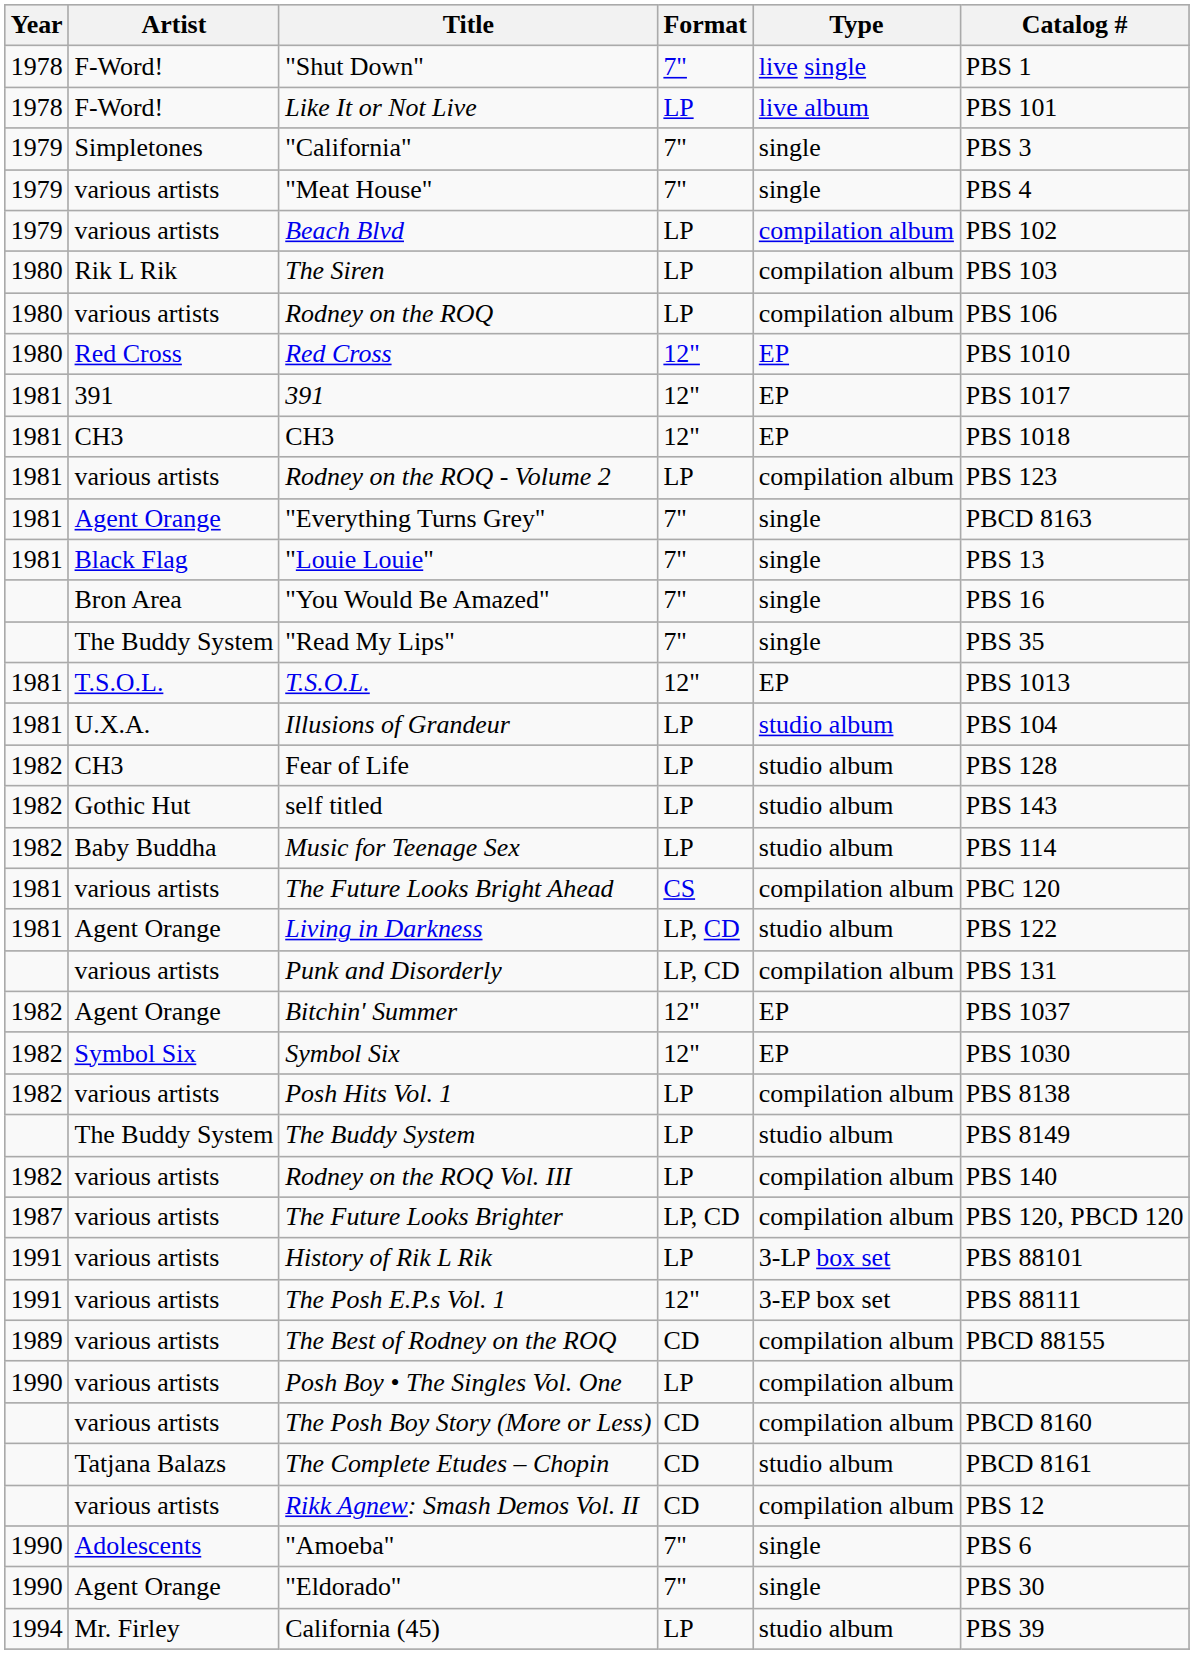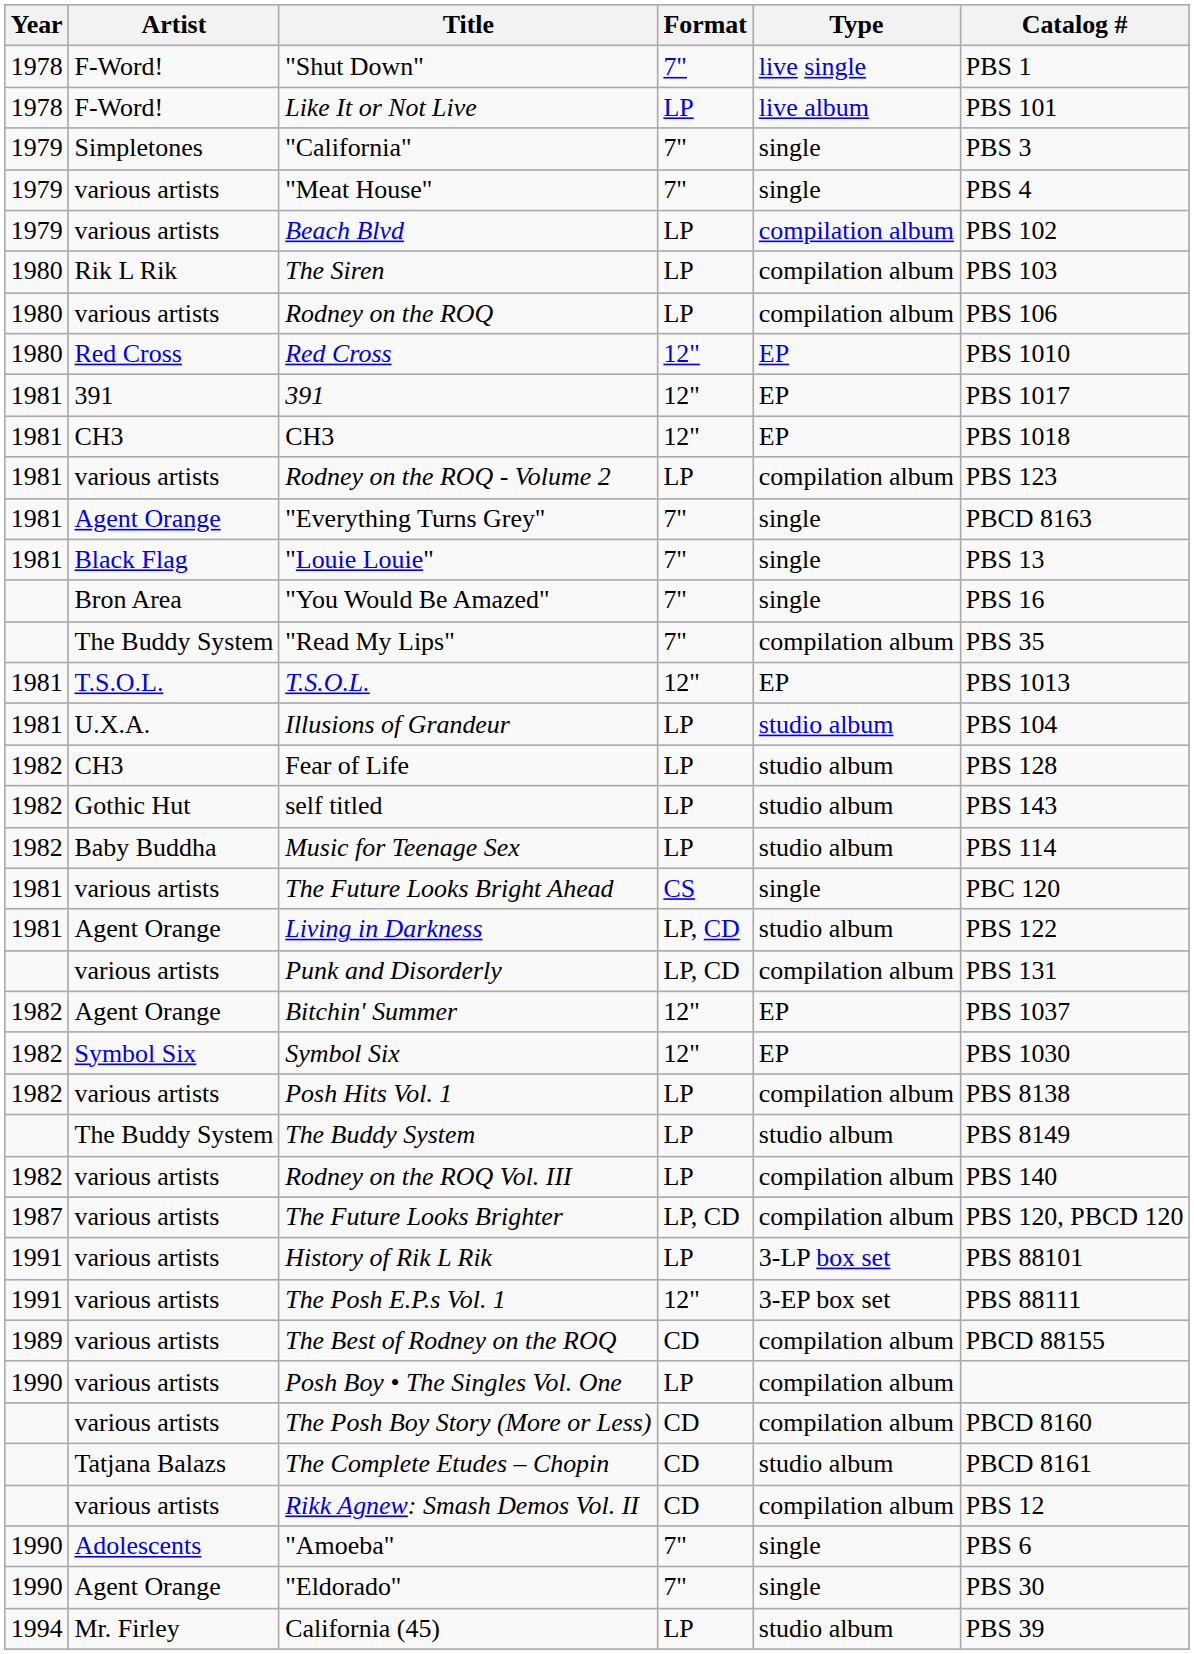(790, 641) single -> (856, 641) compilation album
(856, 888) compilation album -> (790, 888) single
